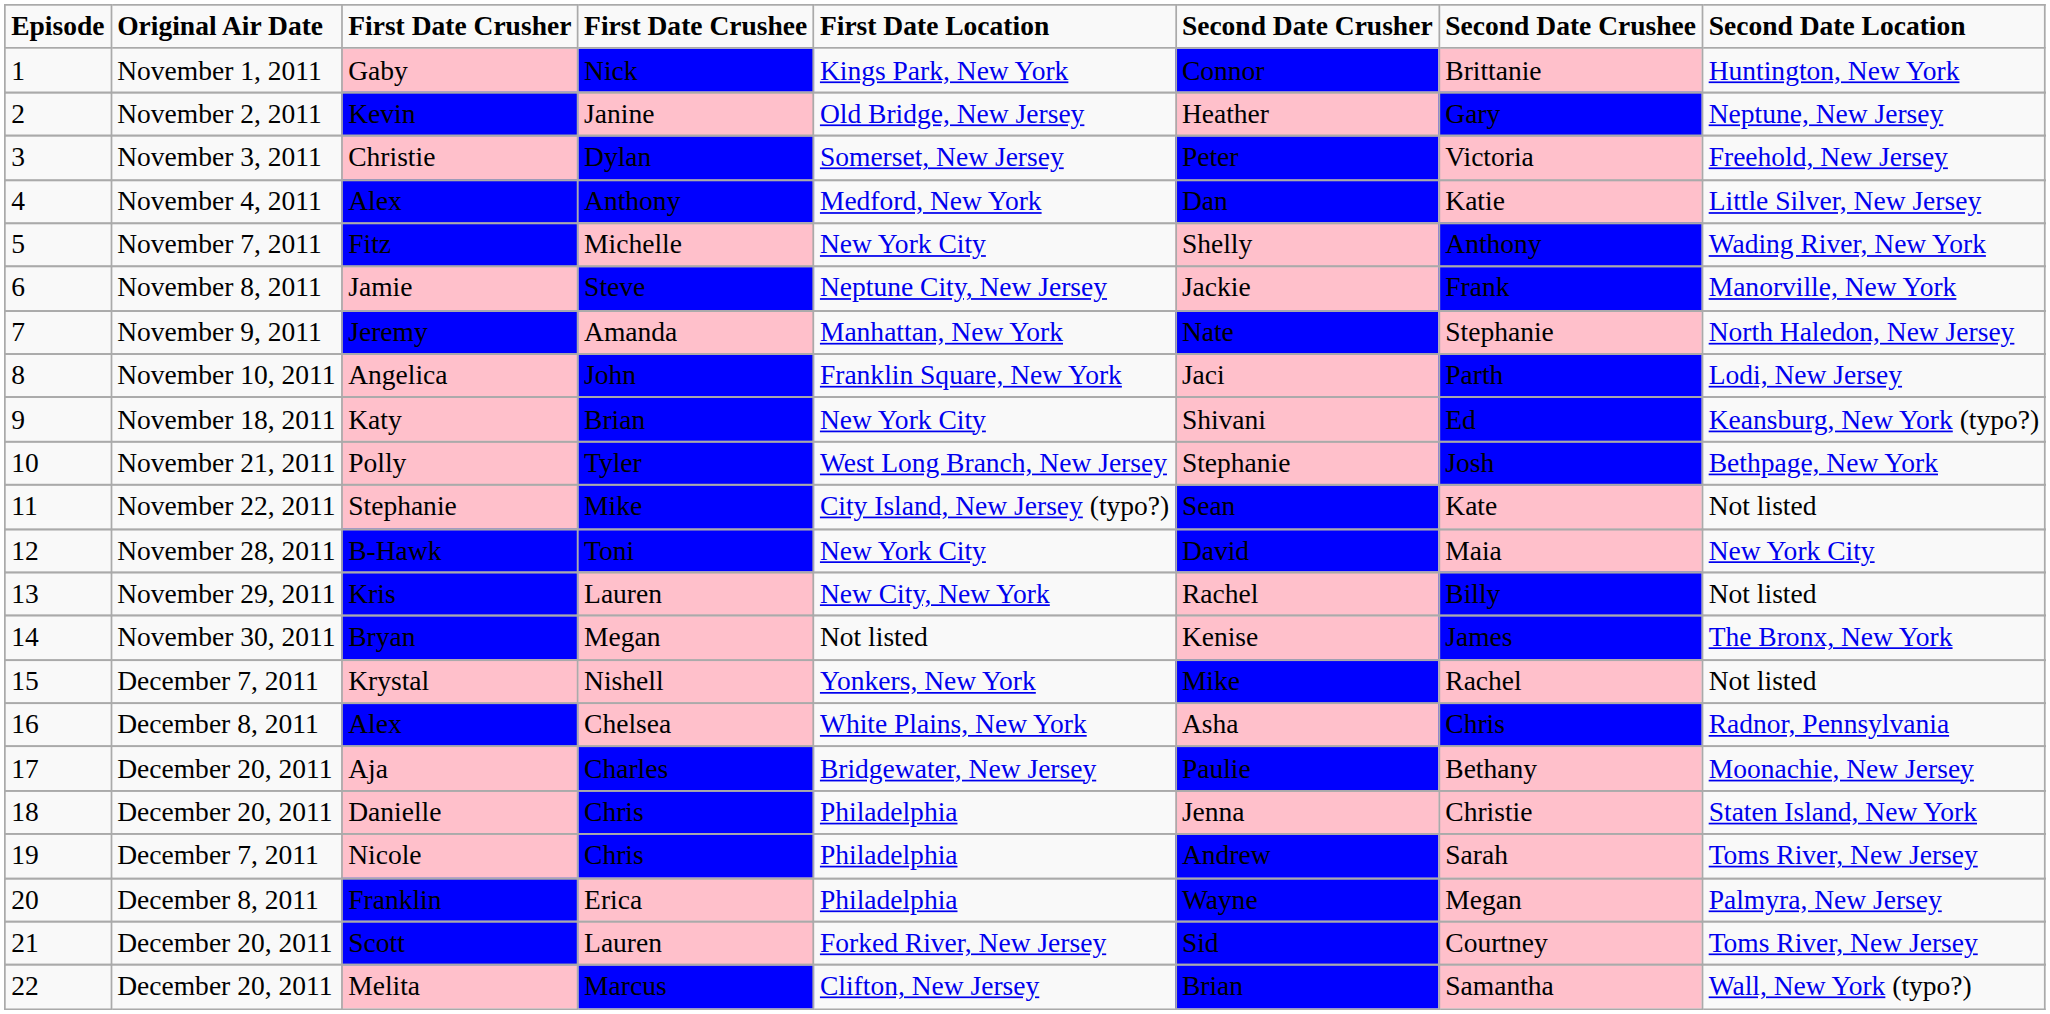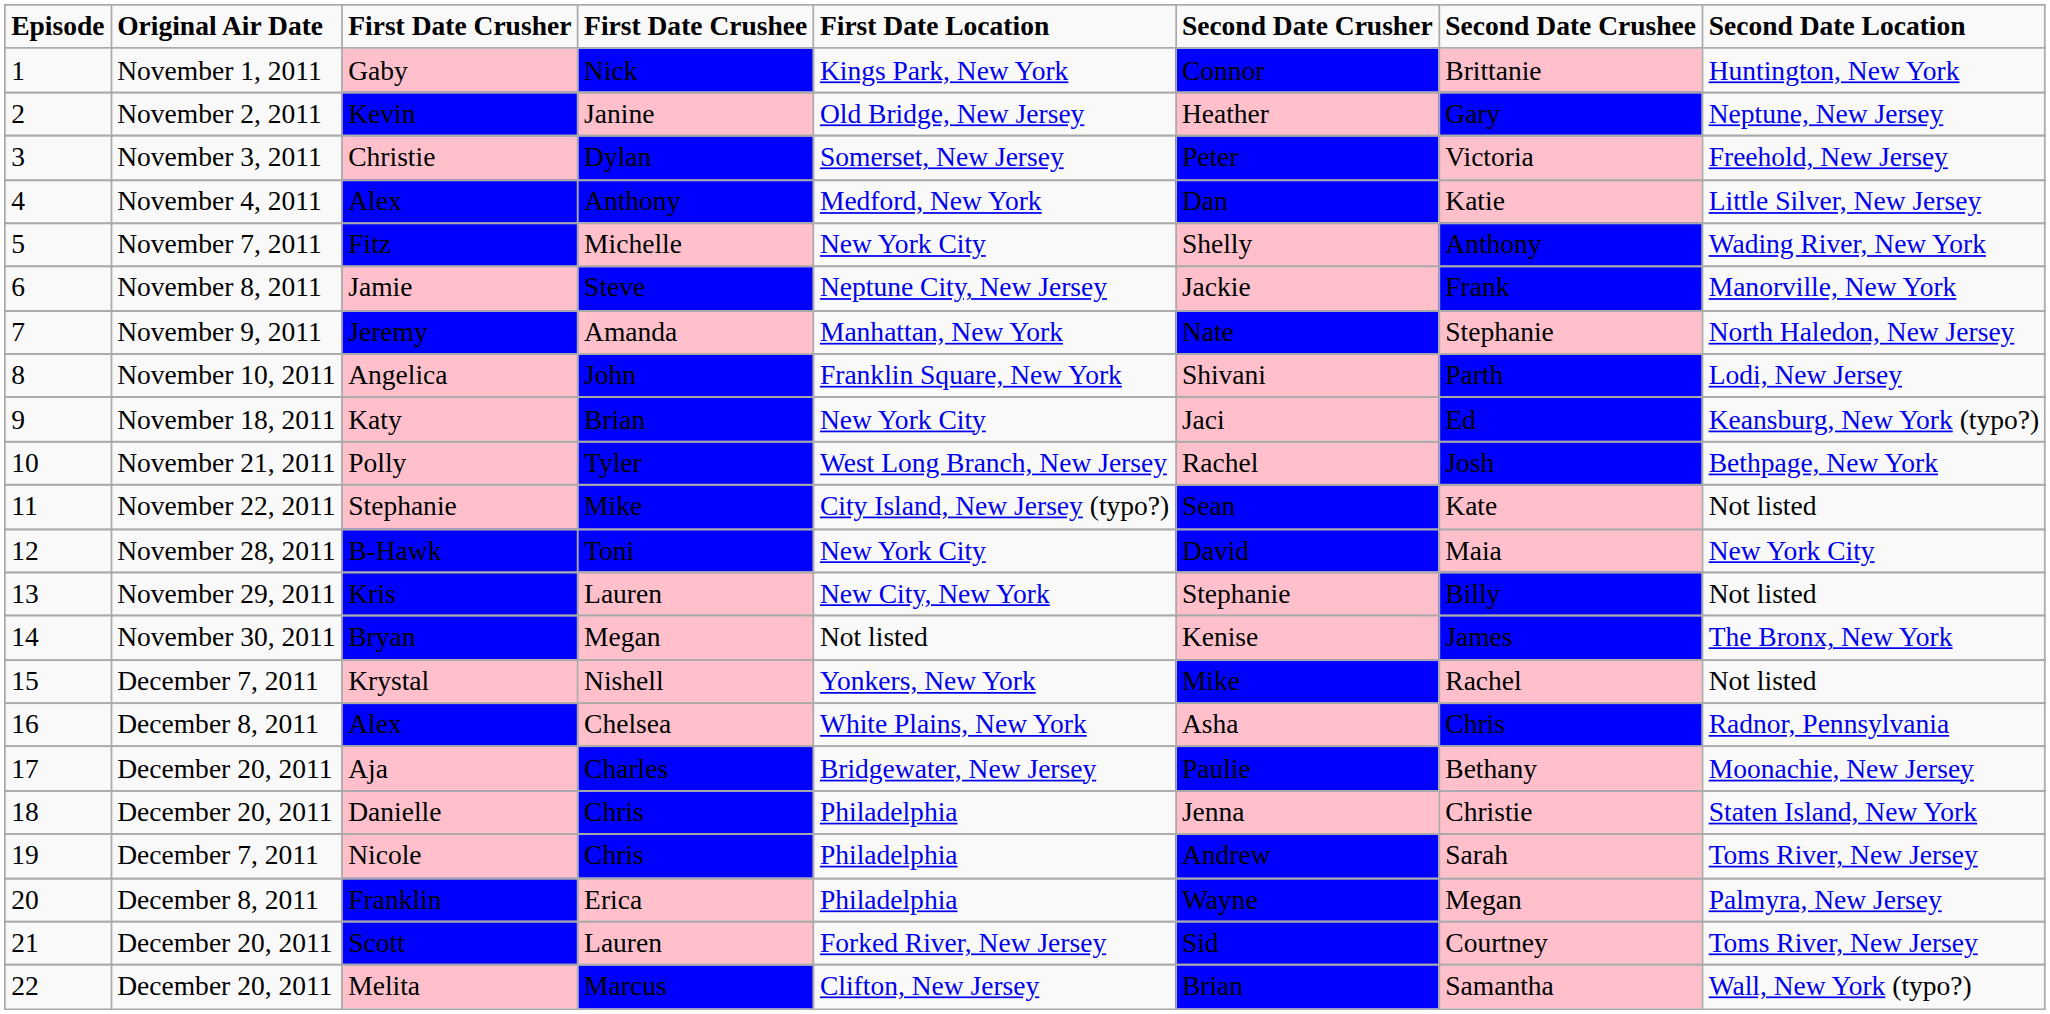(1203, 375) Jaci -> (1224, 375) Shivani
(1224, 419) Shivani -> (1203, 419) Jaci
(1236, 462) Stephanie -> (1220, 462) Rachel
(1220, 593) Rachel -> (1236, 593) Stephanie
